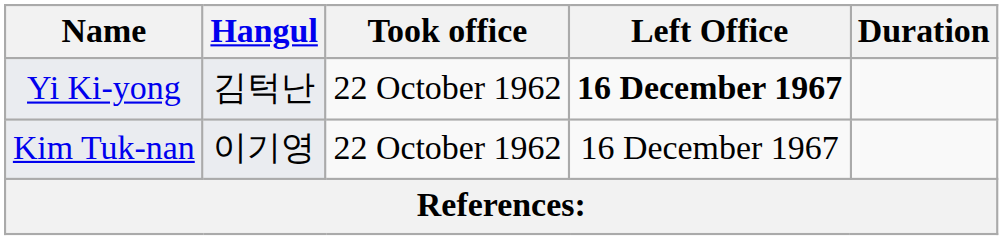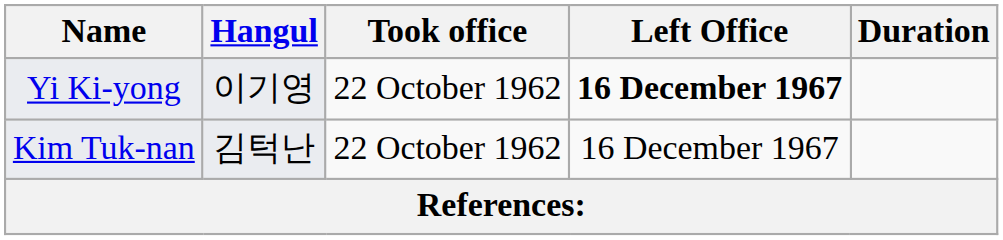(264, 87) 김턱난 -> (264, 87) 이기영
(264, 147) 이기영 -> (264, 147) 김턱난
